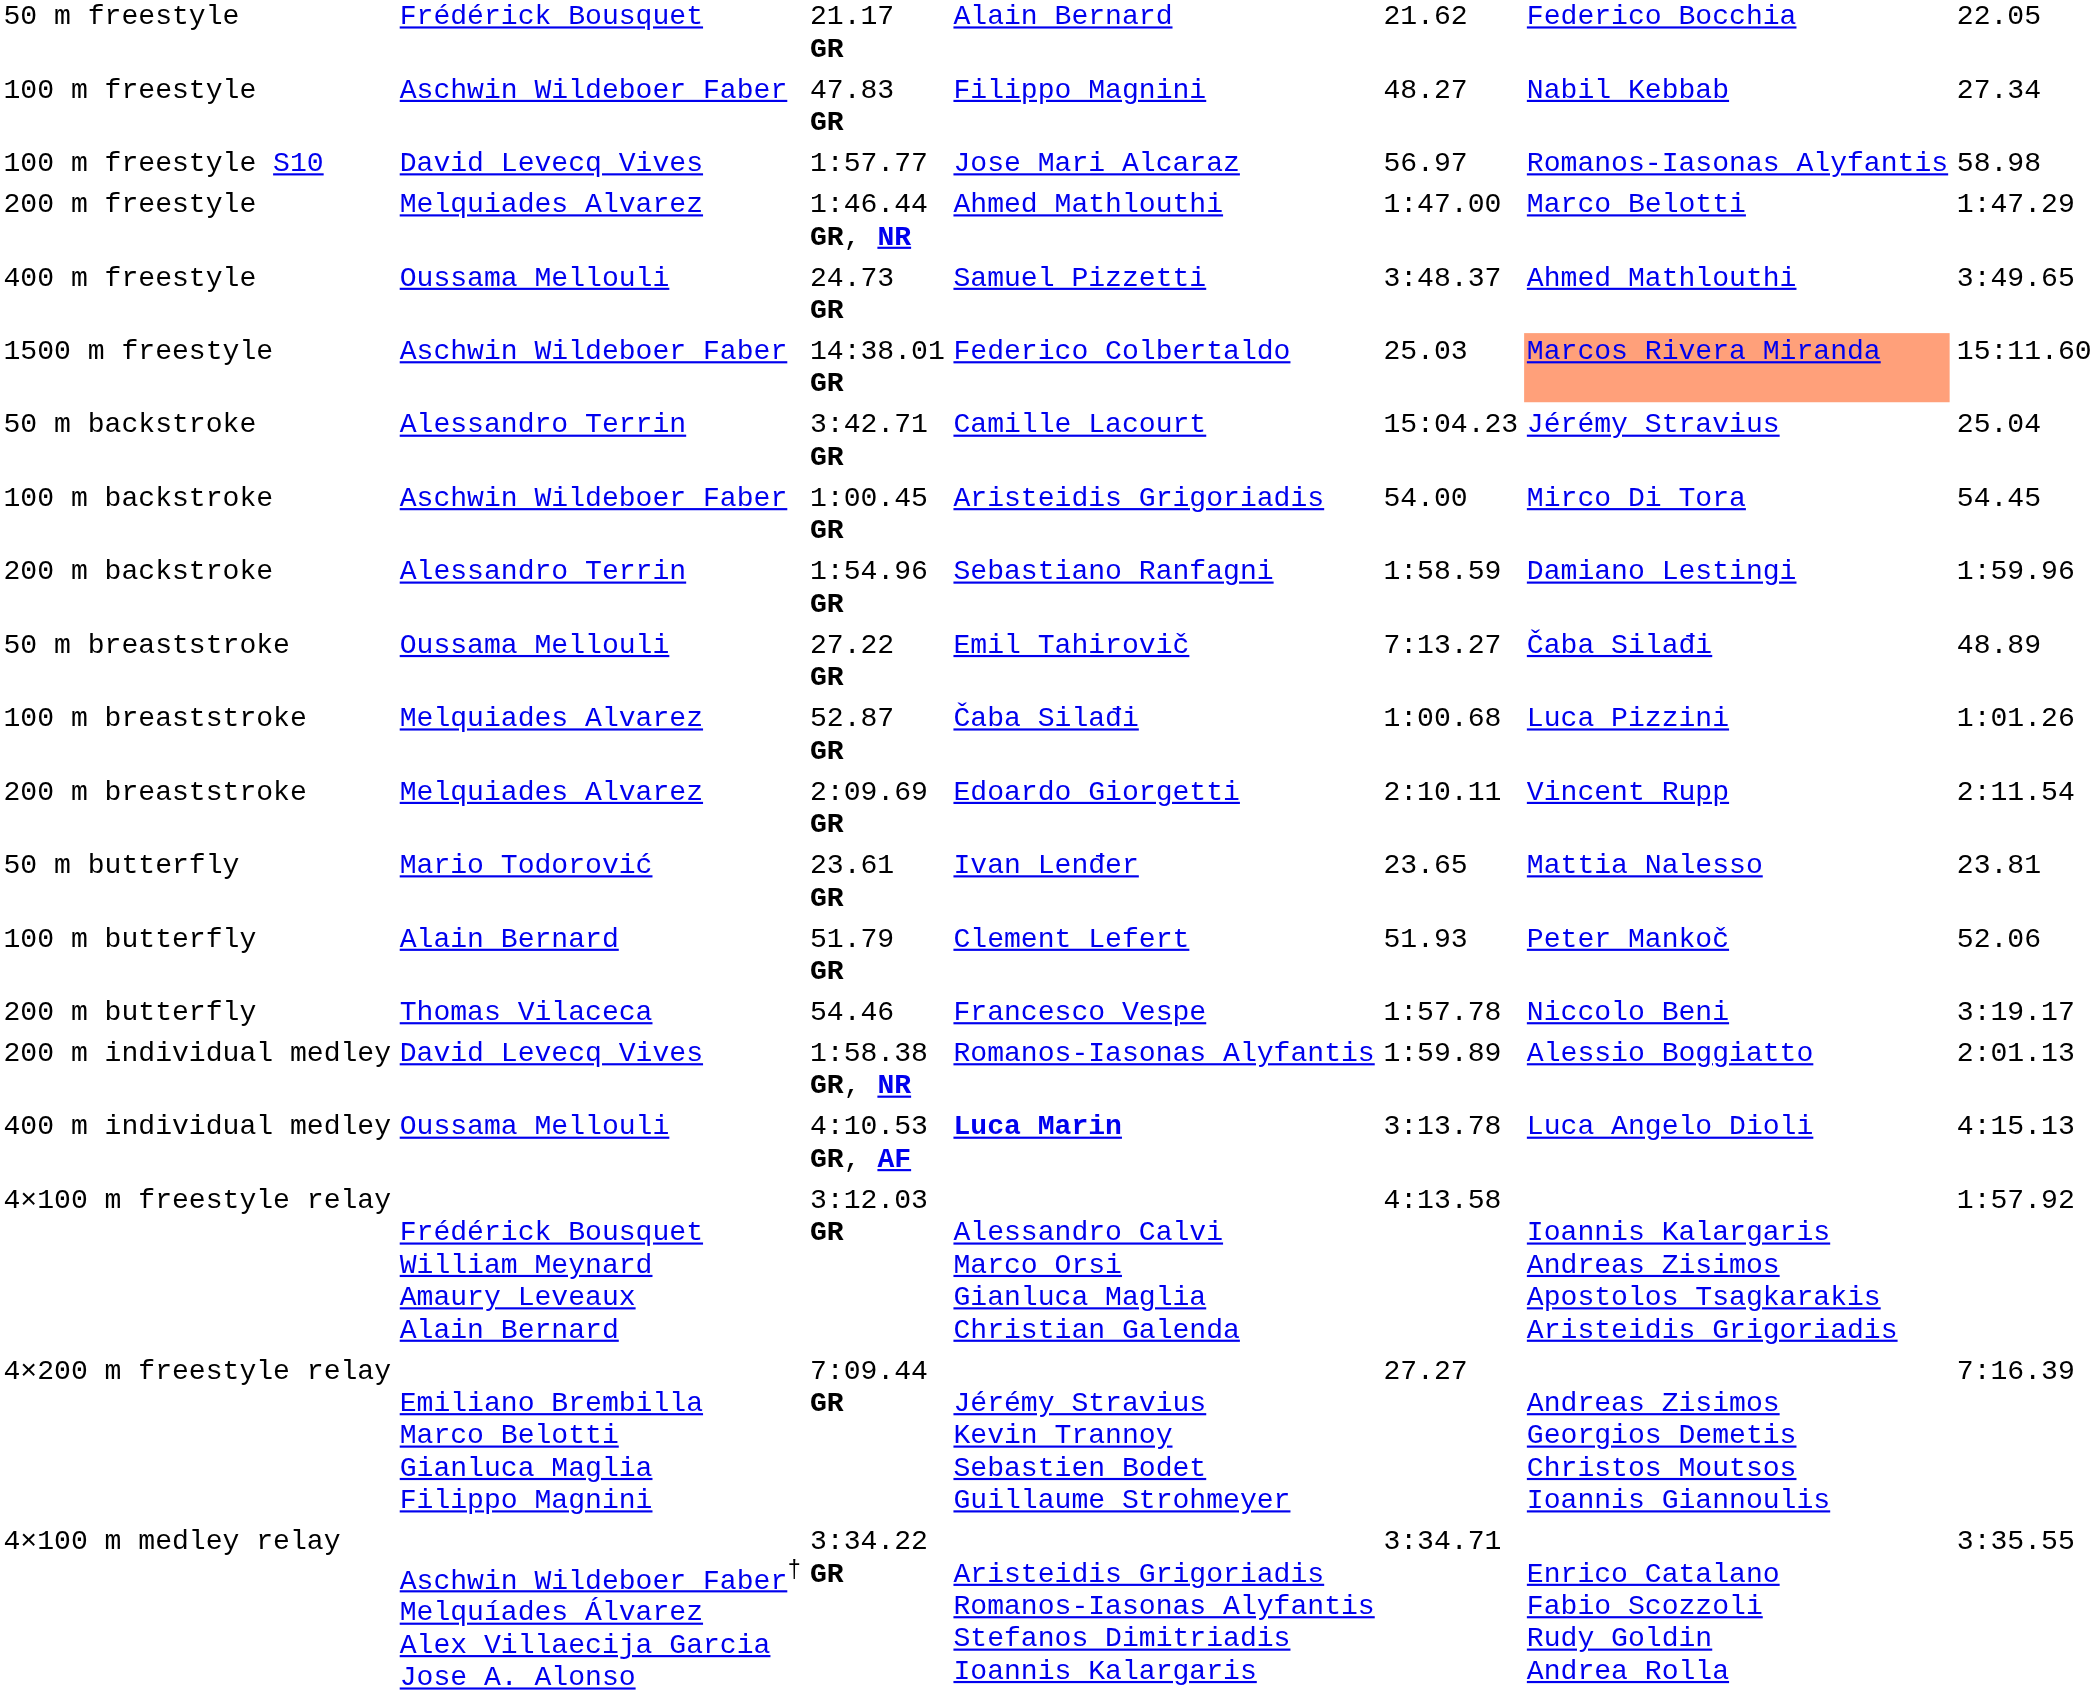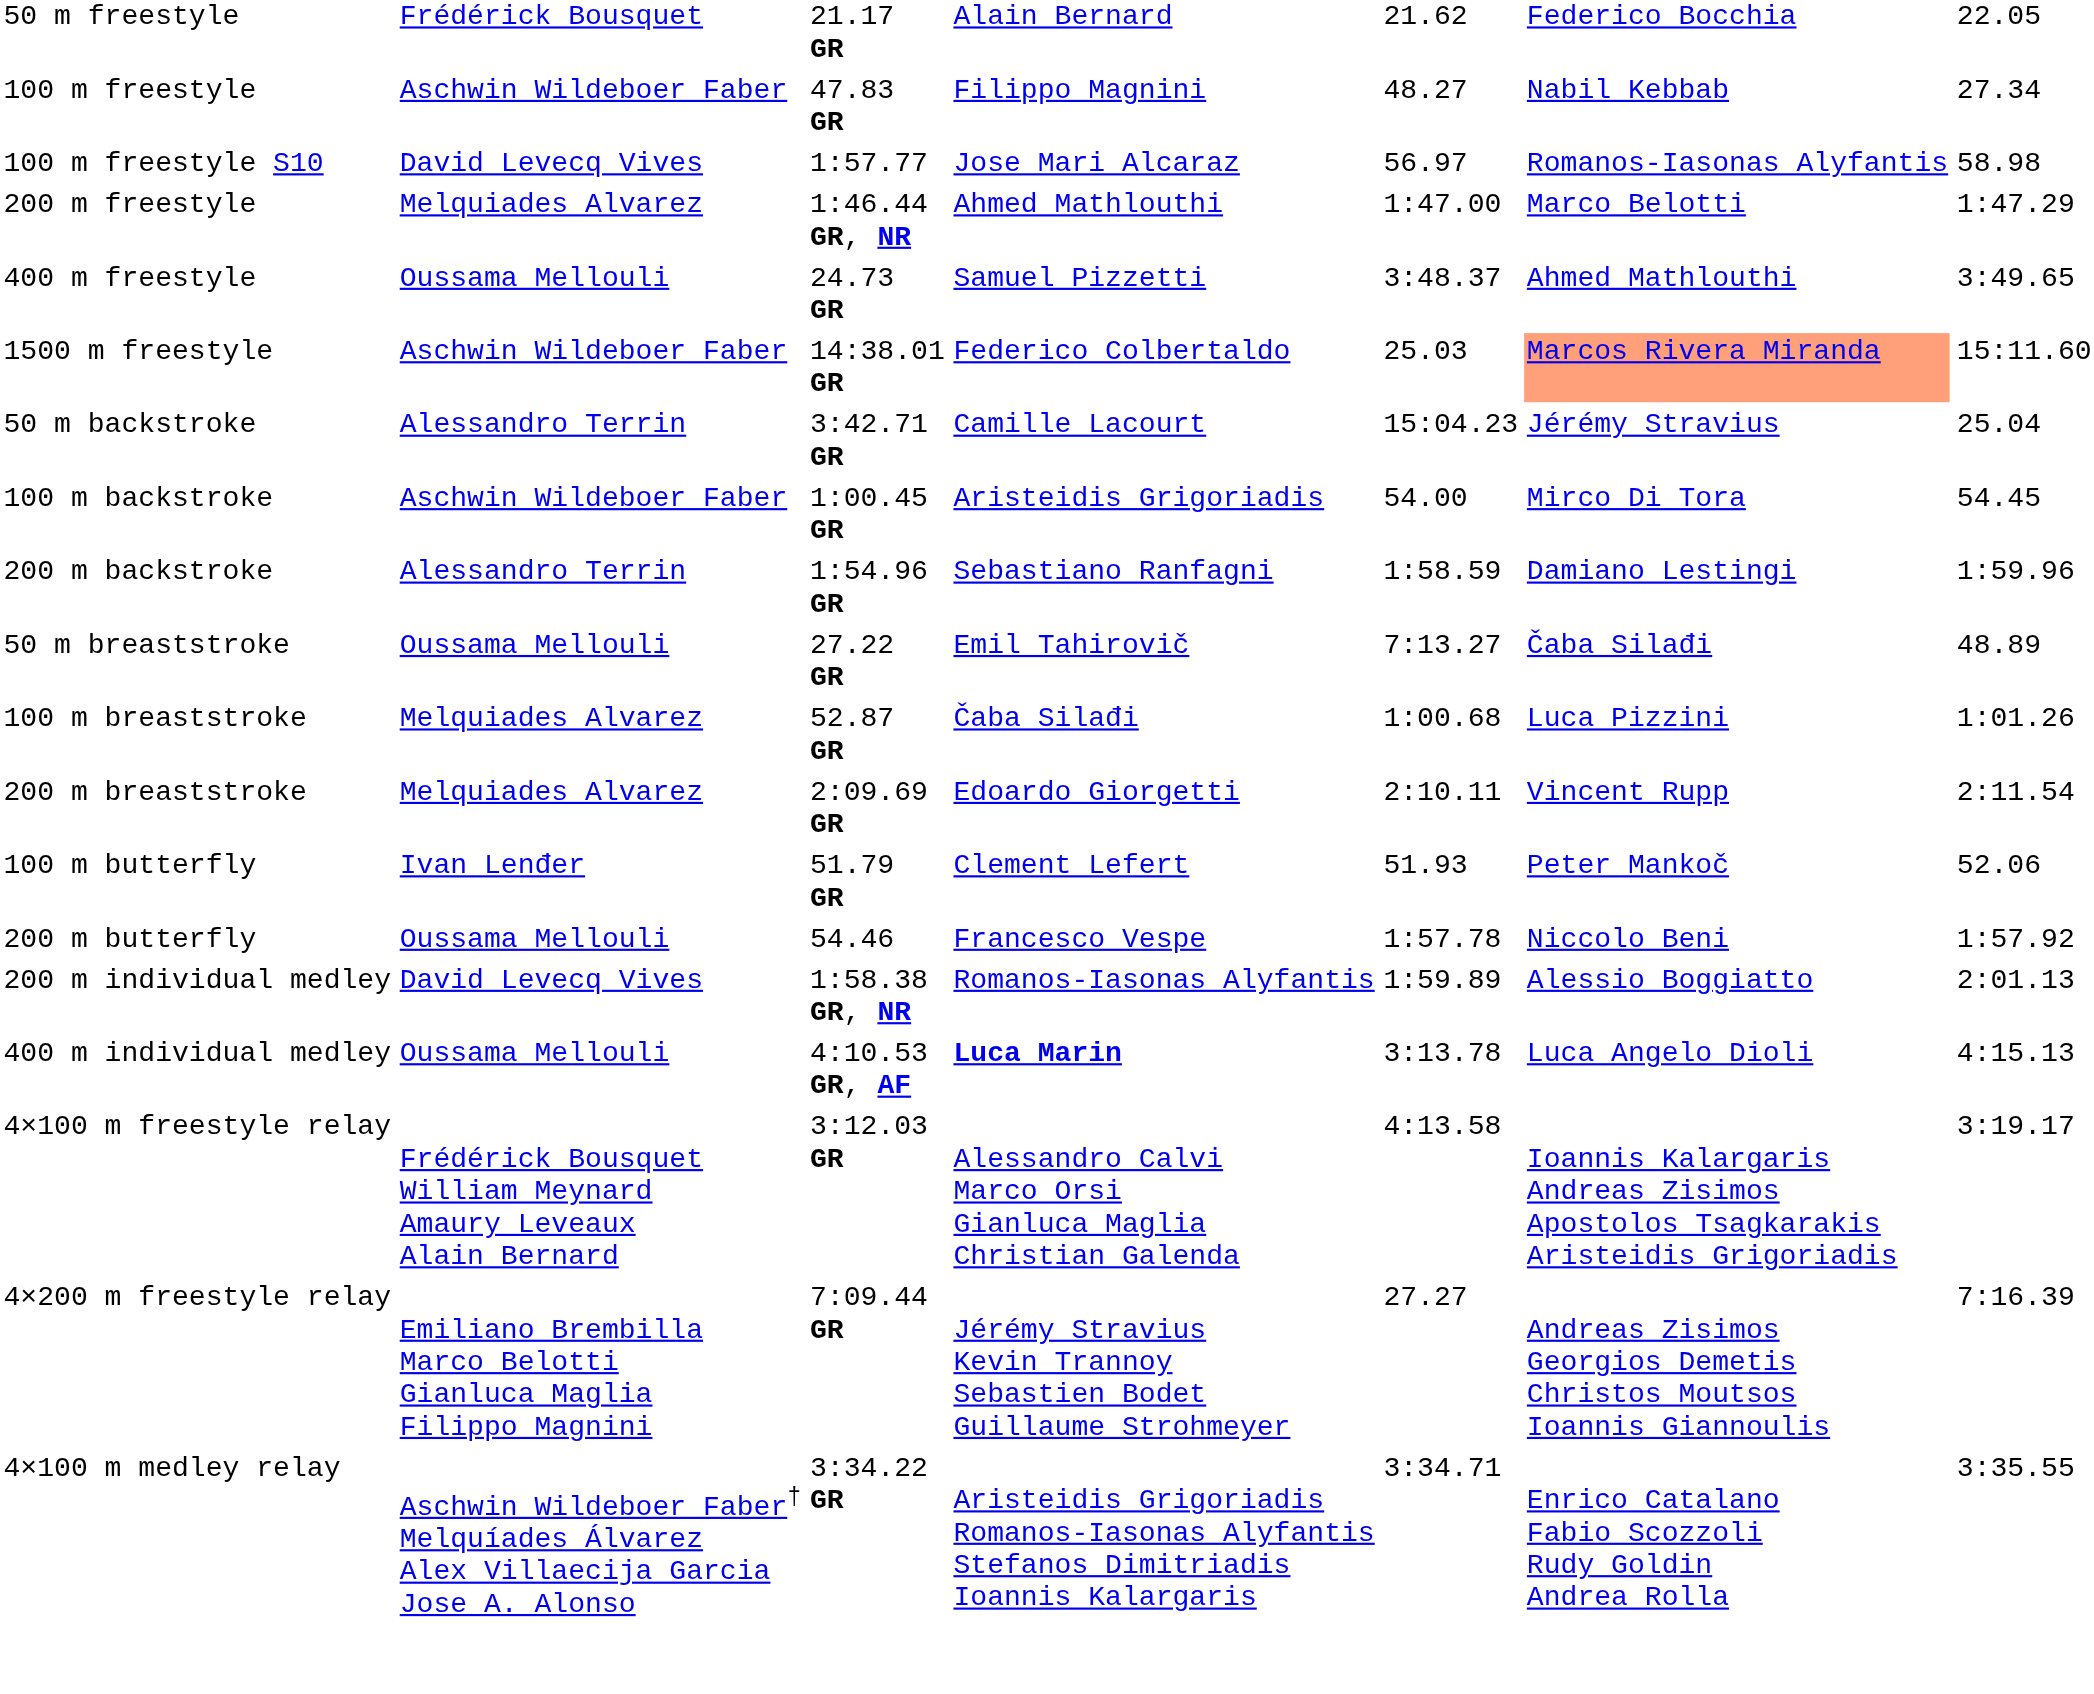- row: (121, 866)
(509, 939) Alain Bernard -> (492, 866) Ivan Lenđer
(526, 1012) Thomas Vilaceca -> (535, 939) Oussama Mellouli
(2016, 1012) 3:19.17 -> (2016, 939) 1:57.92
(2016, 1200) 1:57.92 -> (2016, 1127) 3:19.17
